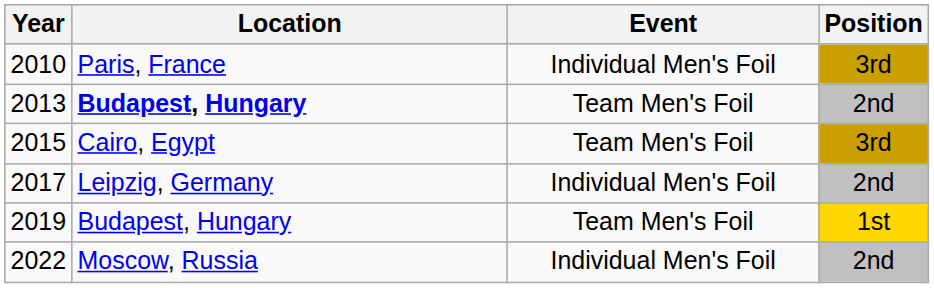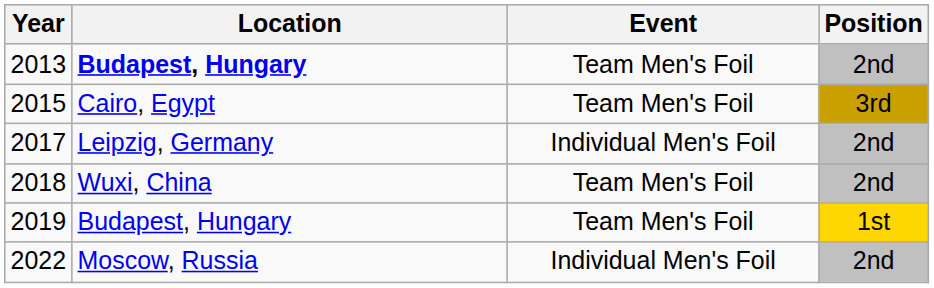- row: (38, 63)
+ row: (38, 182)
